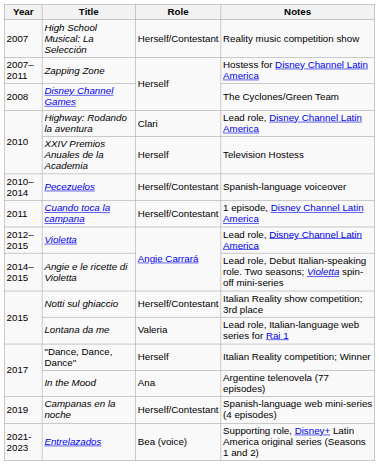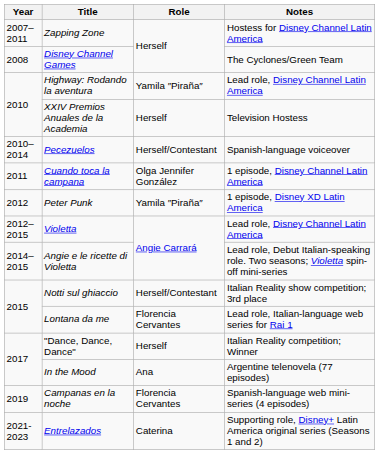- row: (71, 38)
(148, 123) Clari -> (169, 86) Yamila ″Piraña″
(178, 213) Herself/Contestant -> (165, 176) Olga Jennifer González
+ row: (68, 202)
(153, 330) Valeria -> (158, 319) Florencia Cervantes
(178, 410) Herself/Contestant -> (158, 399) Florencia Cervantes
(162, 442) Bea (voice) -> (154, 431) Caterina
